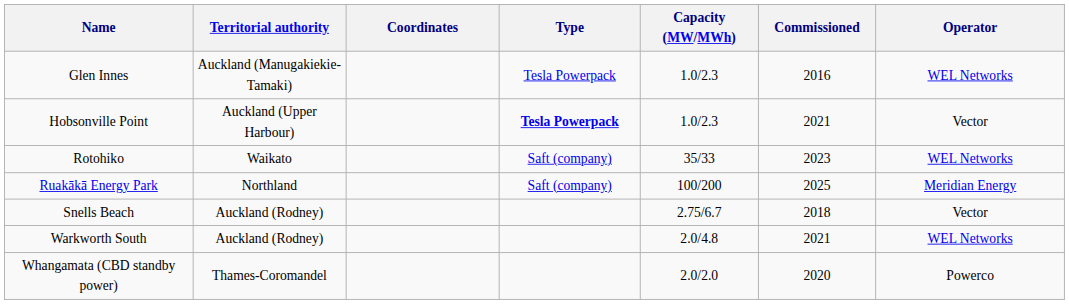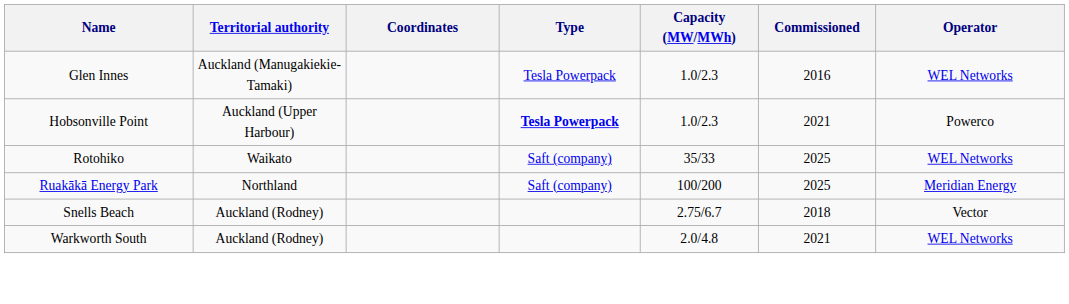(970, 122) Vector -> (970, 122) Powerco
(817, 159) 2023 -> (817, 159) 2025
- row: (99, 275)
